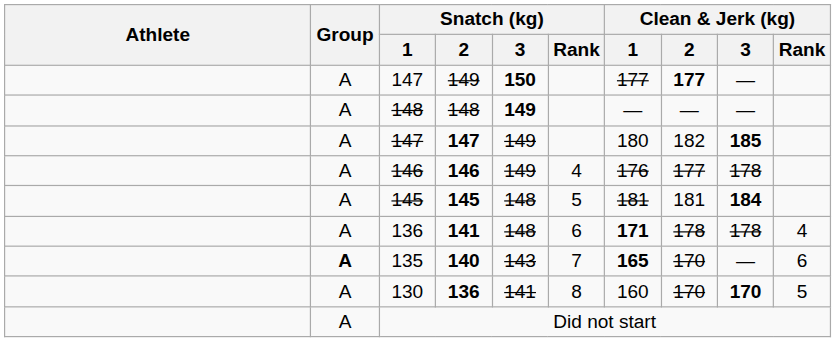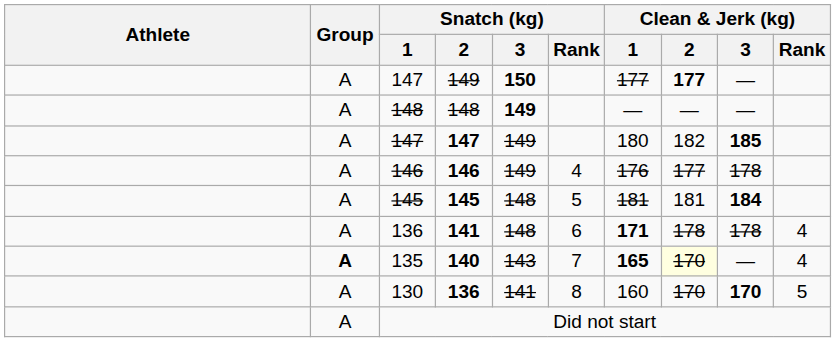(689, 261) no background -> (689, 261) lightyellow background
(802, 261) 6 -> (802, 261) 4
